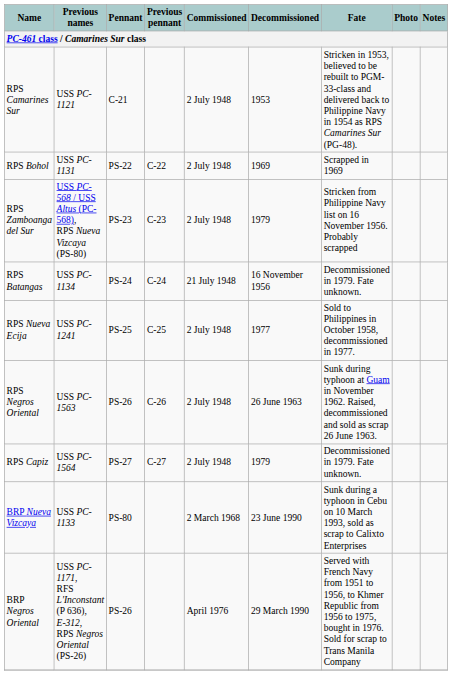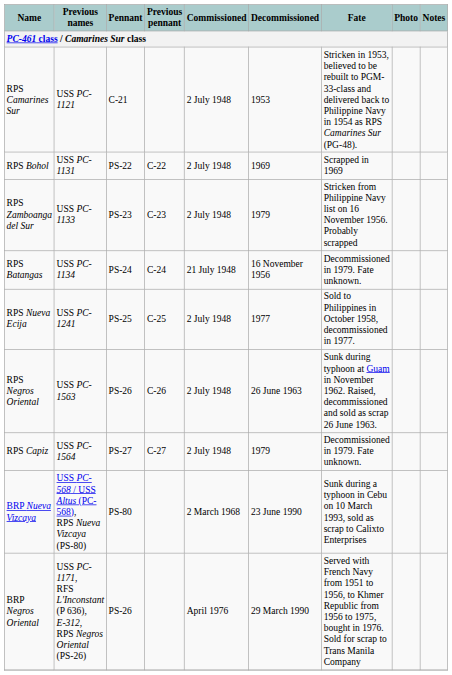(78, 220) USS PC-568 / USS Altus (PC-568), RPS Nueva Vizcaya (PS-80) -> (74, 214) USS PC-1133
(74, 517) USS PC-1133 -> (78, 511) USS PC-568 / USS Altus (PC-568), RPS Nueva Vizcaya (PS-80)
